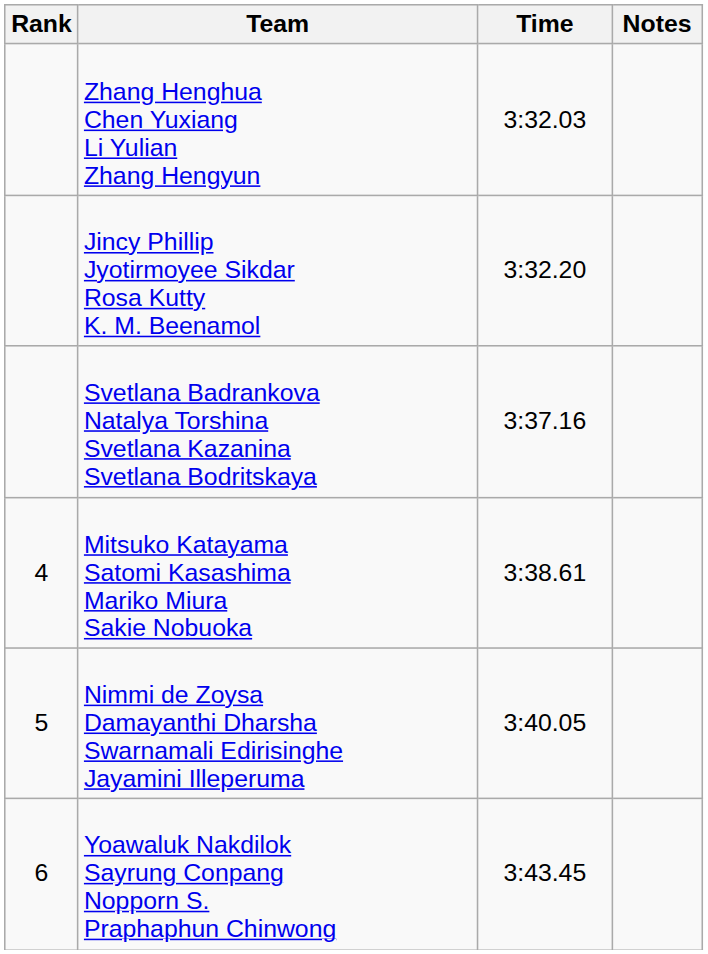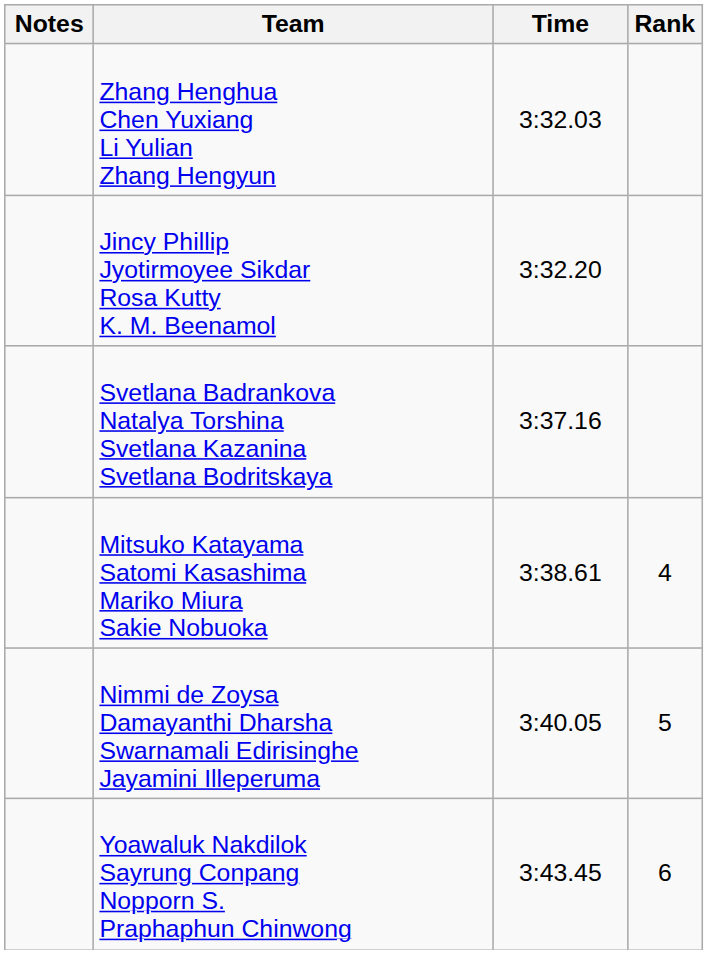columns swapped: (41, 24) <-> (657, 24)
